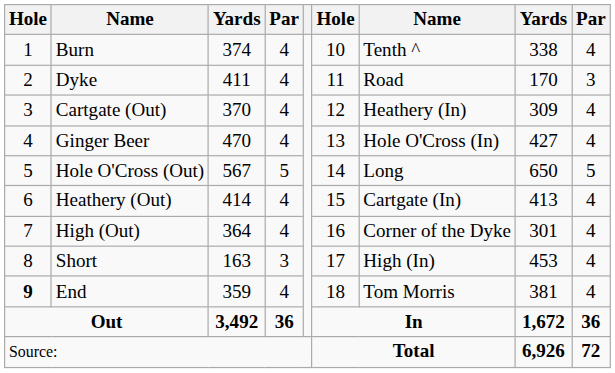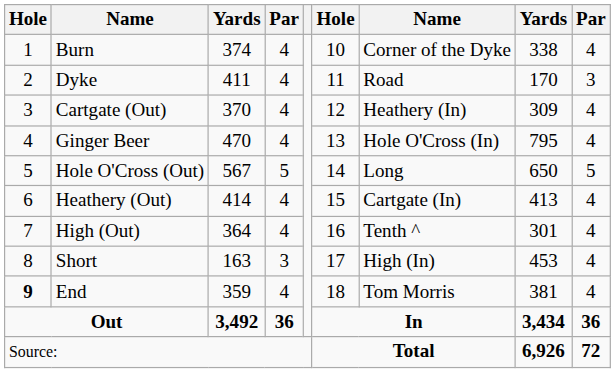(392, 49) Tenth ^ -> (437, 49) Corner of the Dyke
(543, 140) 427 -> (543, 140) 795
(437, 230) Corner of the Dyke -> (392, 230) Tenth ^
(543, 321) 1,672 -> (543, 321) 3,434
